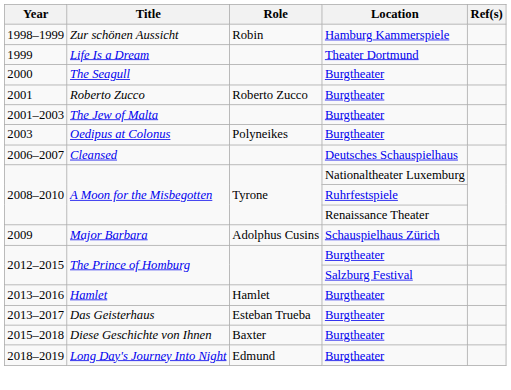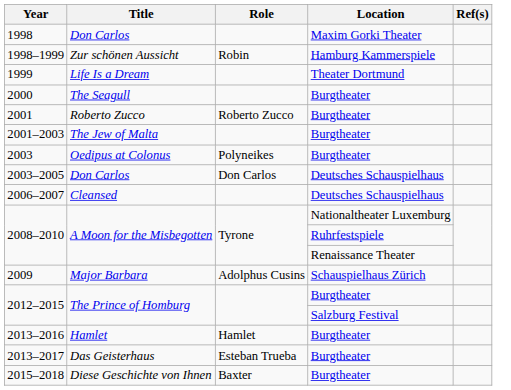+ row: (20, 34)
+ row: (36, 174)
- row: (36, 355)
